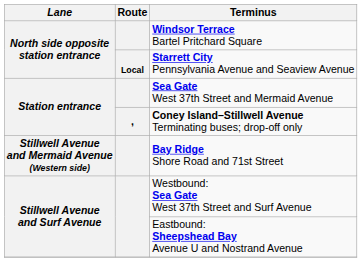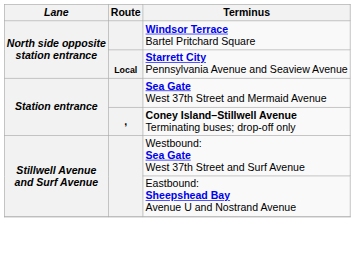- row: (218, 156)
